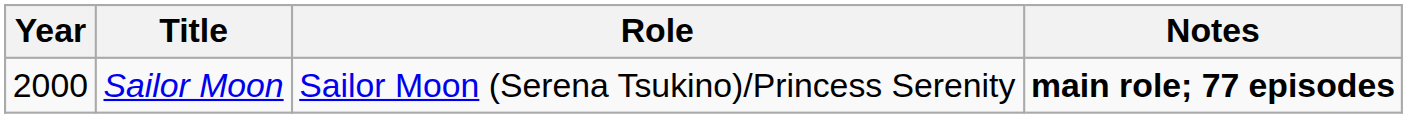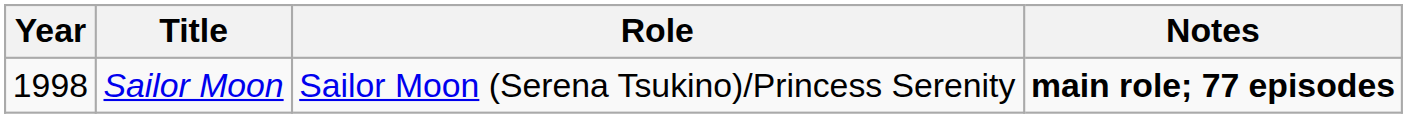(50, 84) 2000 -> (50, 84) 1998
